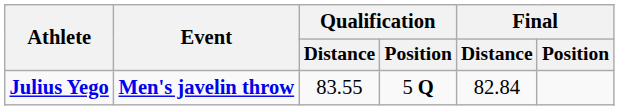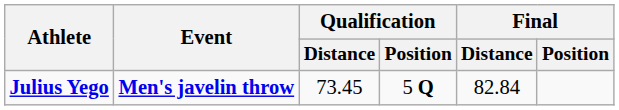(339, 87) 83.55 -> (339, 87) 73.45
